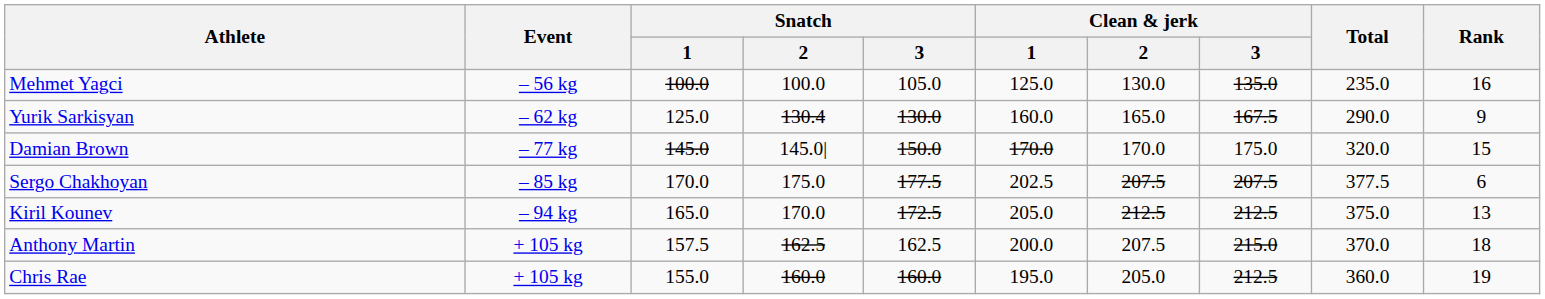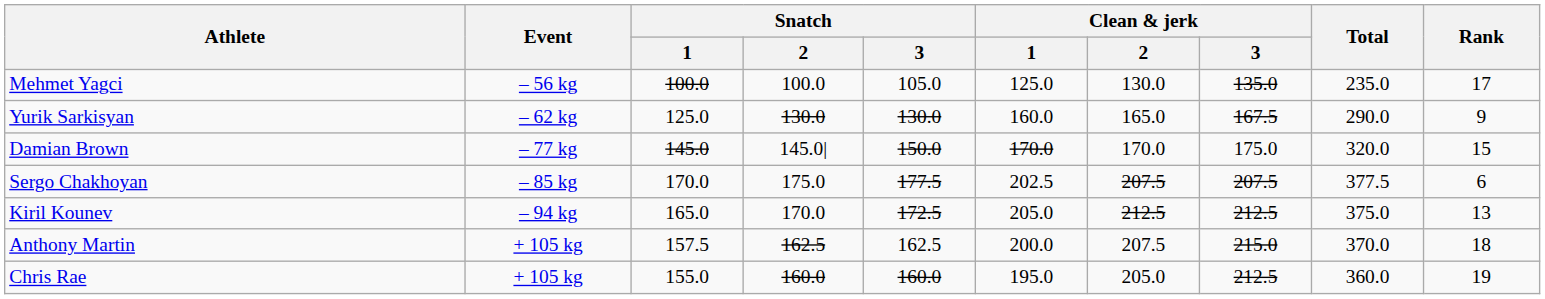(1481, 85) 16 -> (1481, 85) 17
(803, 117) 130.4 -> (803, 117) 130.0
